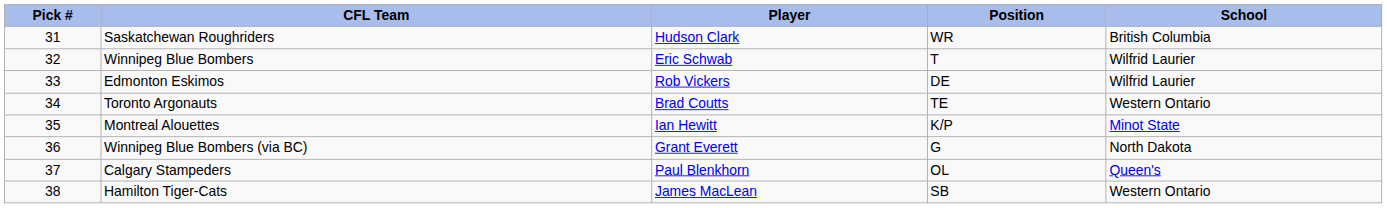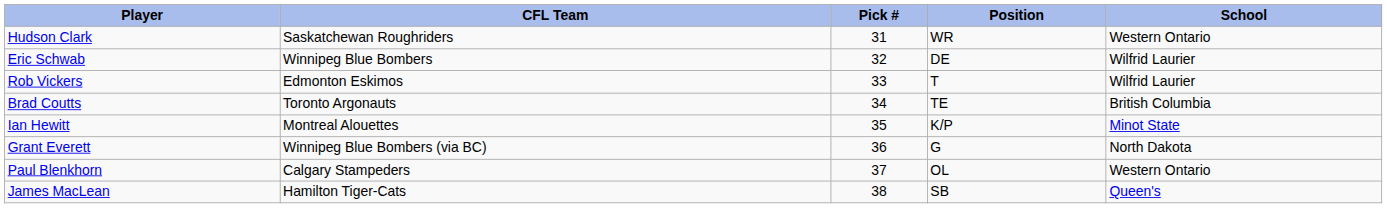columns swapped: (53, 15) <-> (789, 15)
(1160, 37) British Columbia -> (1160, 37) Western Ontario
(935, 59) T -> (940, 59) DE
(940, 81) DE -> (935, 81) T
(1160, 103) Western Ontario -> (1160, 103) British Columbia
(1135, 170) Queen's -> (1160, 170) Western Ontario
(1160, 192) Western Ontario -> (1135, 192) Queen's
